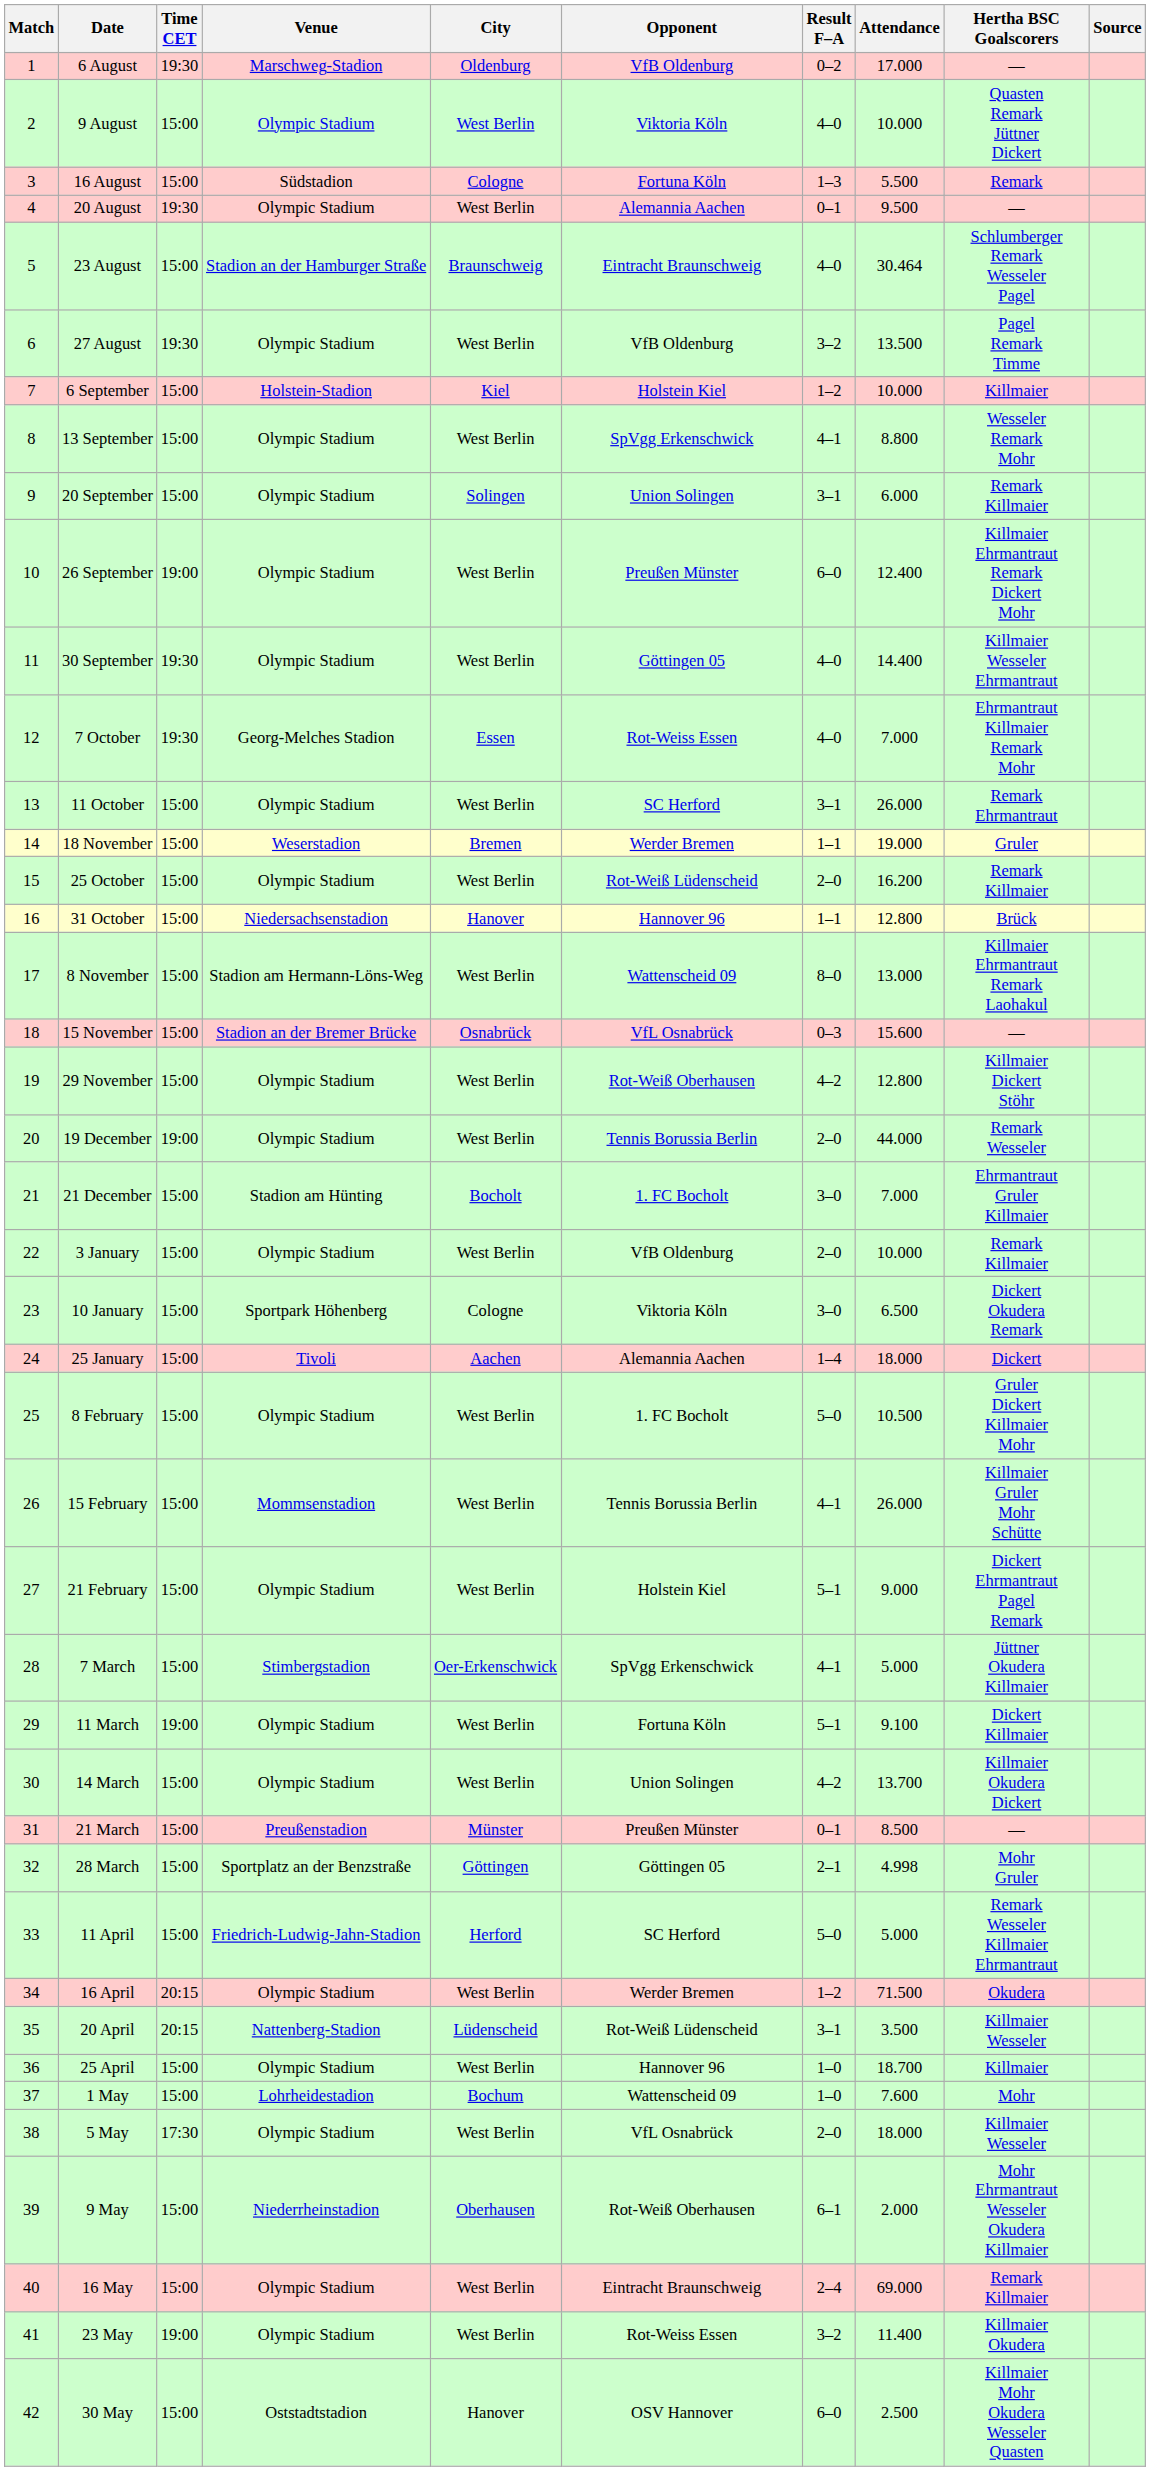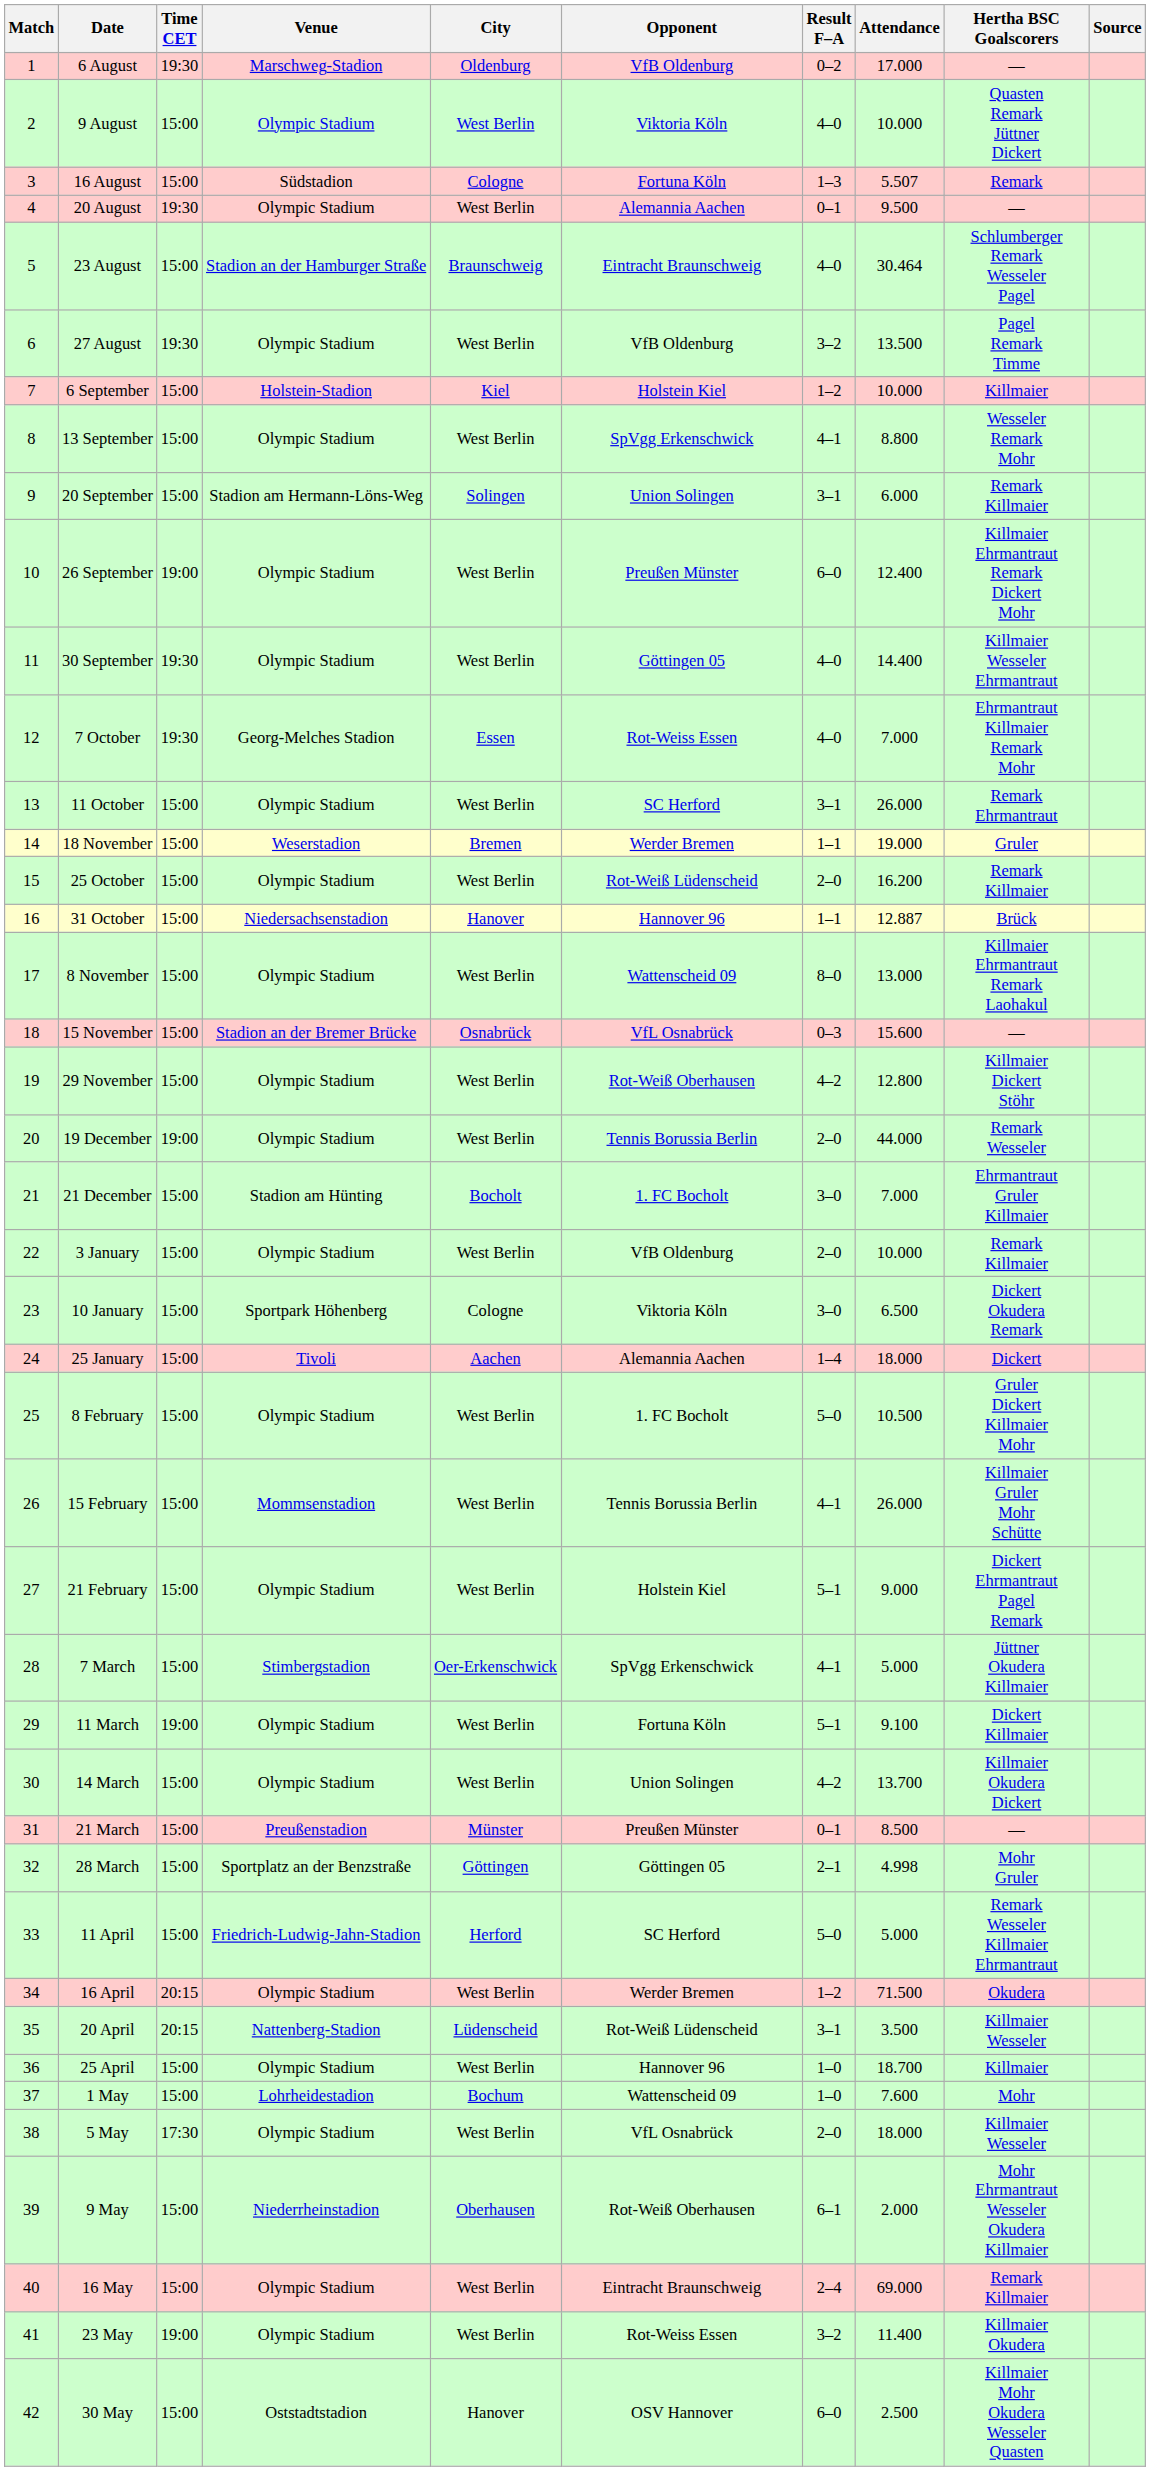(899, 180) 5.500 -> (899, 180) 5.507
(316, 495) Olympic Stadium -> (316, 495) Stadion am Hermann-Löns-Weg
(899, 918) 12.800 -> (899, 918) 12.887
(316, 975) Stadion am Hermann-Löns-Weg -> (316, 975) Olympic Stadium
